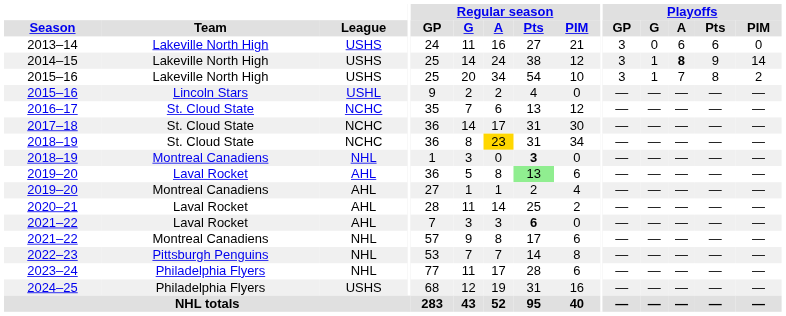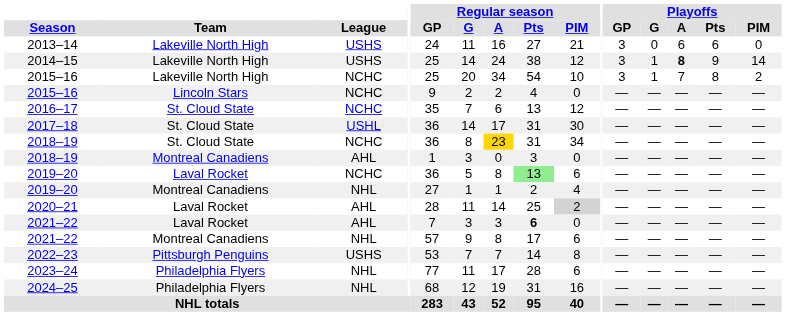(364, 76) USHS -> (364, 76) NCHC
(364, 93) USHL -> (364, 93) NCHC
(364, 125) NCHC -> (364, 125) USHL
(364, 157) NHL -> (364, 157) AHL
(534, 157) bold -> (534, 157) normal
(364, 174) AHL -> (364, 174) NCHC
(364, 190) AHL -> (364, 190) NHL
(577, 206) no background -> (577, 206) lightgrey background
(364, 255) NHL -> (364, 255) USHS
(364, 287) USHS -> (364, 287) NHL
